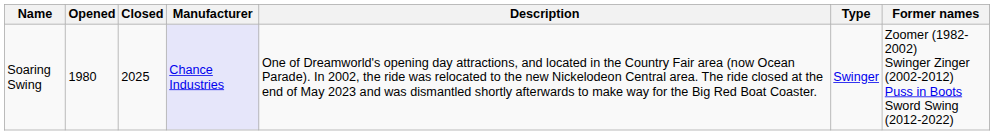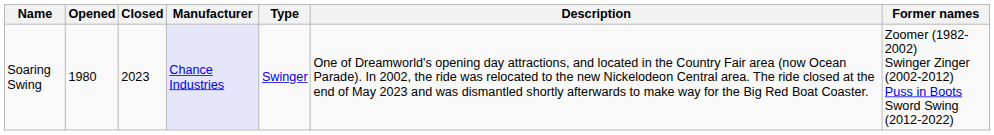columns swapped: (856, 14) <-> (545, 14)
(135, 77) 2025 -> (135, 77) 2023
